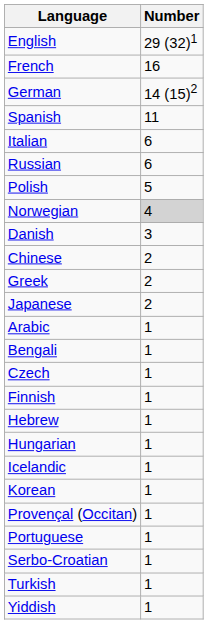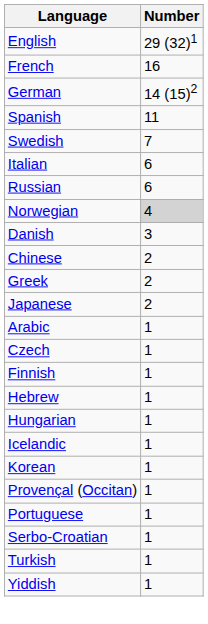+ row: (36, 140)
- row: (28, 187)
- row: (32, 350)
